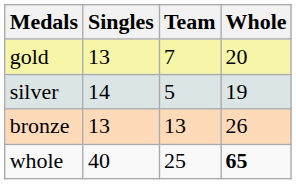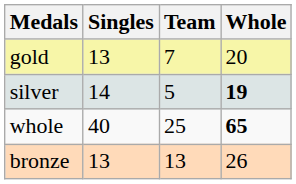(237, 91) normal -> (237, 91) bold
rows swapped: (40, 126) <-> (37, 160)
